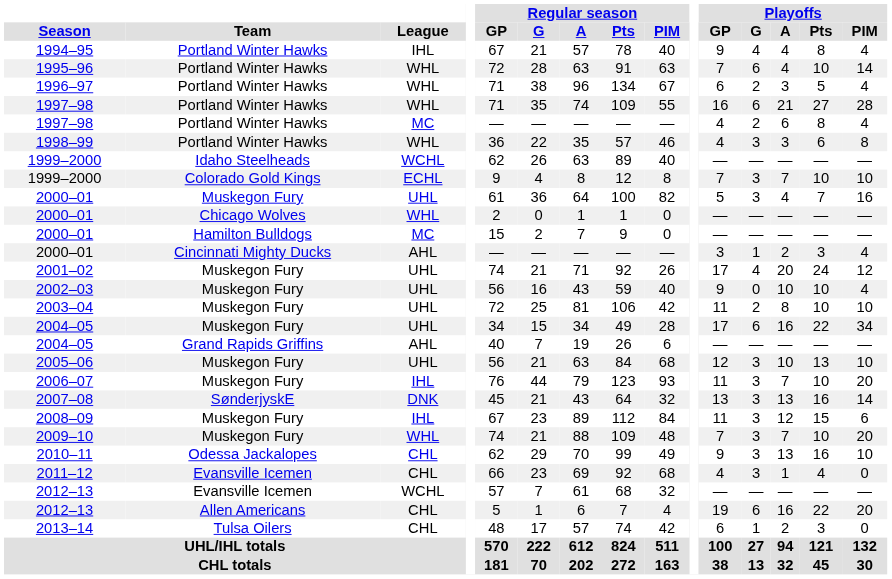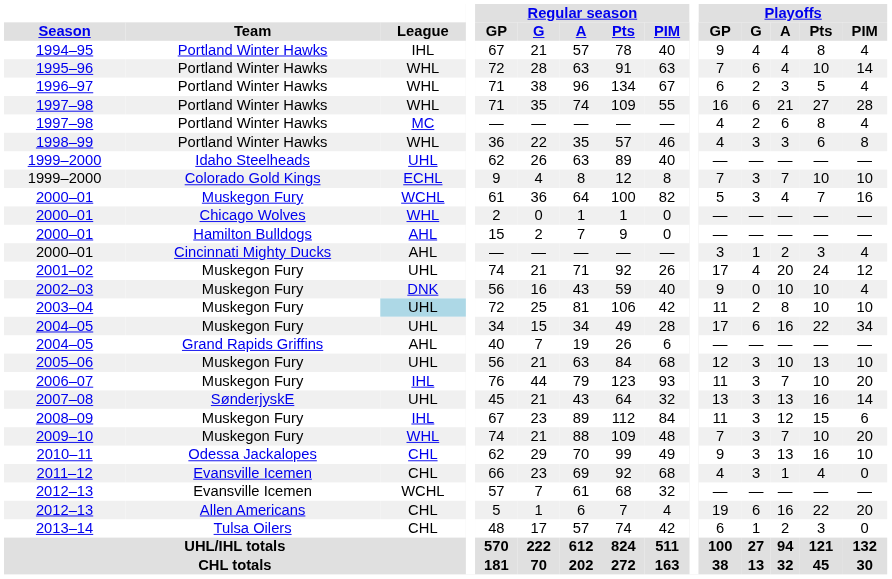(423, 160) WCHL -> (423, 160) UHL
(423, 197) UHL -> (423, 197) WCHL
(423, 234) MC -> (423, 234) AHL
(423, 289) UHL -> (423, 289) DNK
(423, 307) no background -> (423, 307) lightblue background
(423, 399) DNK -> (423, 399) UHL
